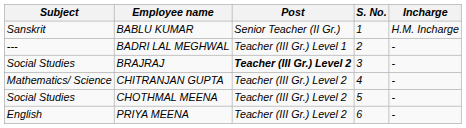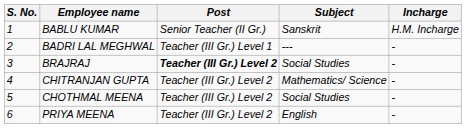columns swapped: (371, 13) <-> (59, 13)
